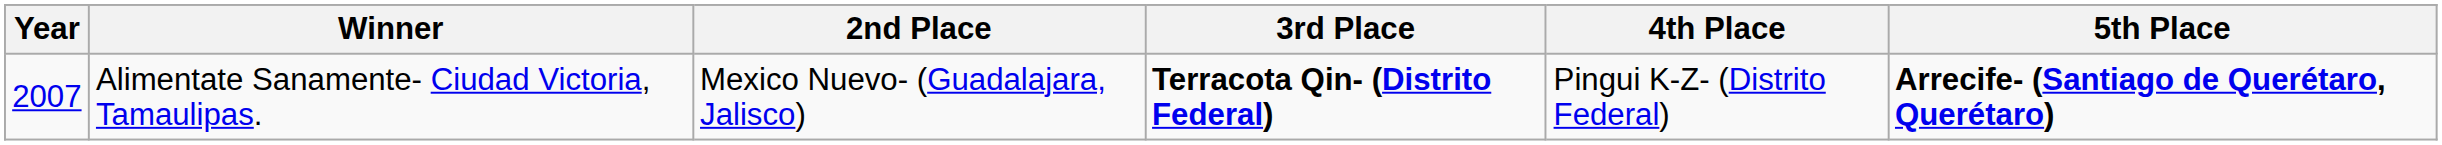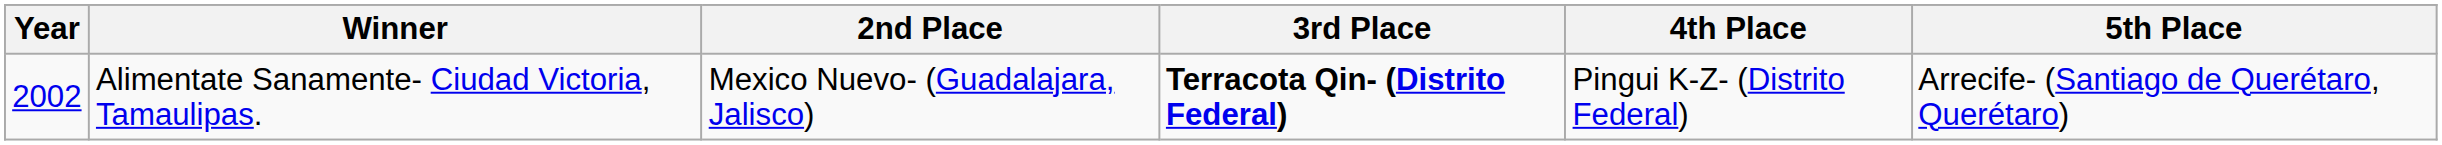(47, 96) 2007 -> (47, 96) 2002
(2140, 96) bold -> (2149, 96) normal
